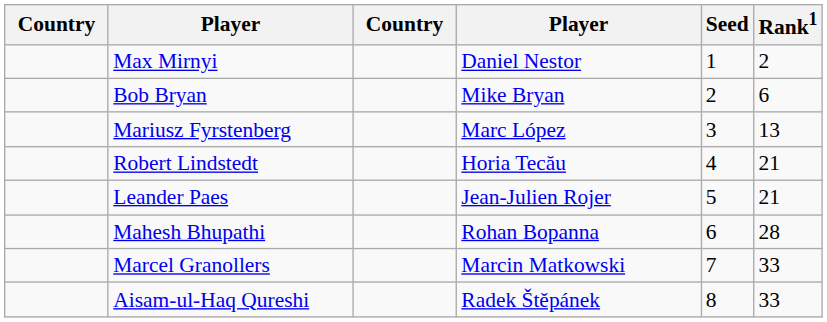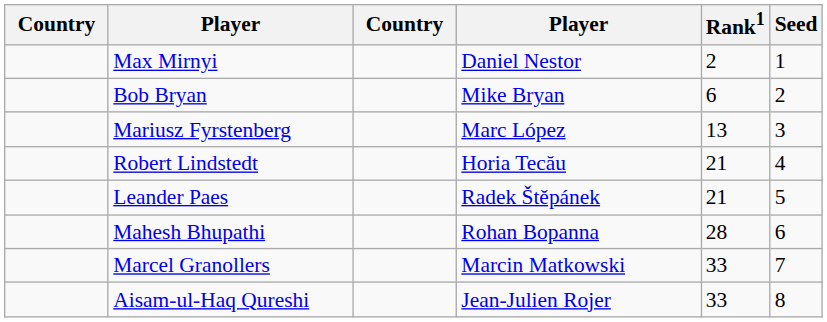columns swapped: (788, 24) <-> (727, 24)
(536, 197) Jean-Julien Rojer -> (531, 197) Radek Štěpánek
(531, 299) Radek Štěpánek -> (536, 299) Jean-Julien Rojer
